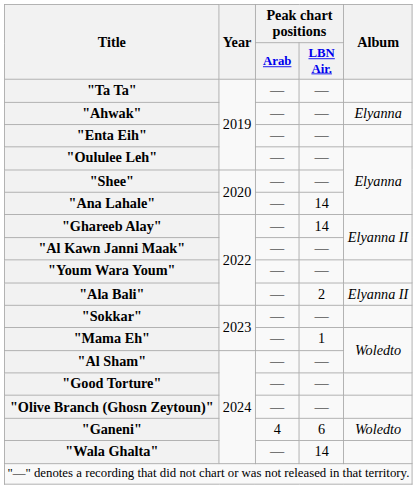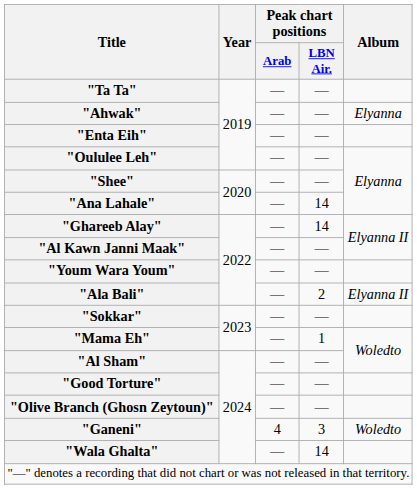(322, 429) 6 -> (322, 429) 3
